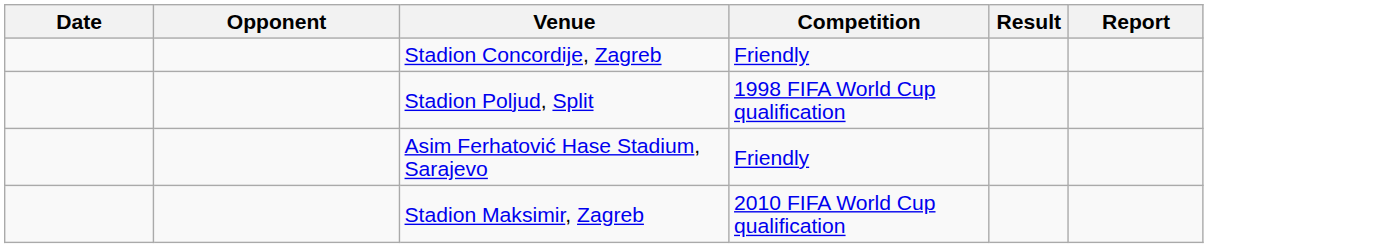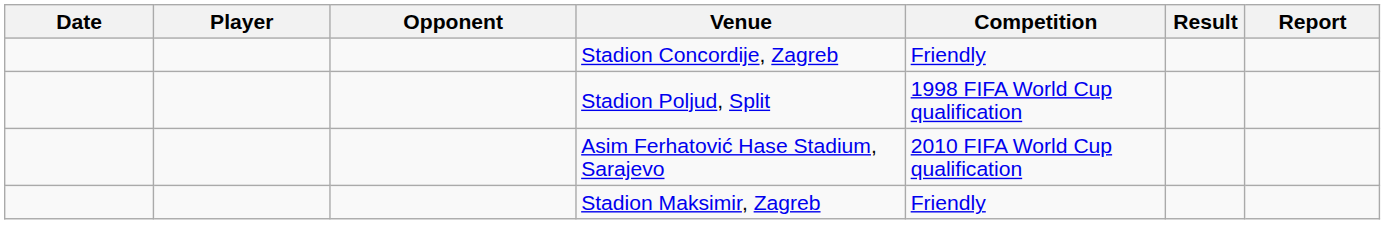+ column: (242, 22)
(772, 157) Friendly -> (1011, 157) 2010 FIFA World Cup qualification
(835, 214) 2010 FIFA World Cup qualification -> (948, 203) Friendly
